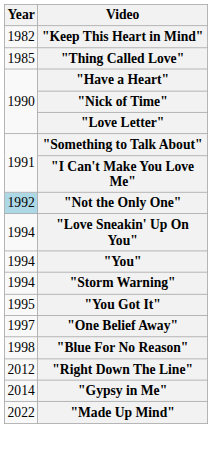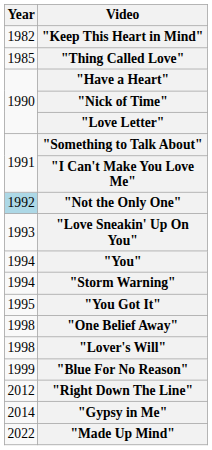(21, 232) 1994 -> (21, 232) 1993
(21, 326) 1997 -> (21, 326) 1998
+ row: (123, 347)
(21, 347) 1998 -> (21, 369) 1999
